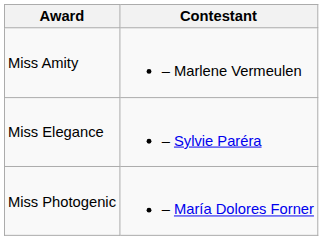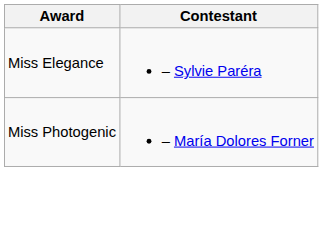- row: (43, 63)
